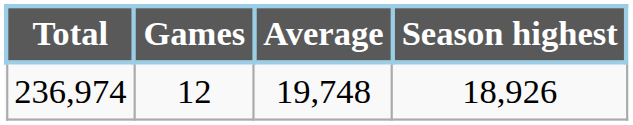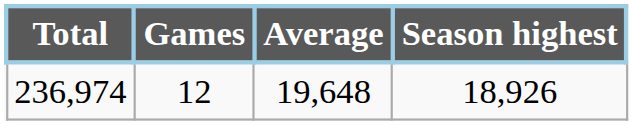(323, 91) 19,748 -> (323, 91) 19,648
